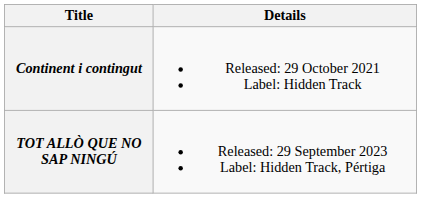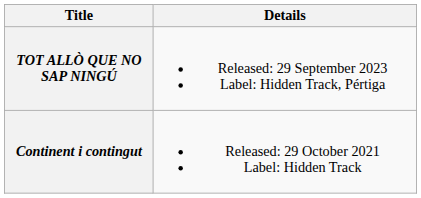rows swapped: (79, 68) <-> (79, 151)
